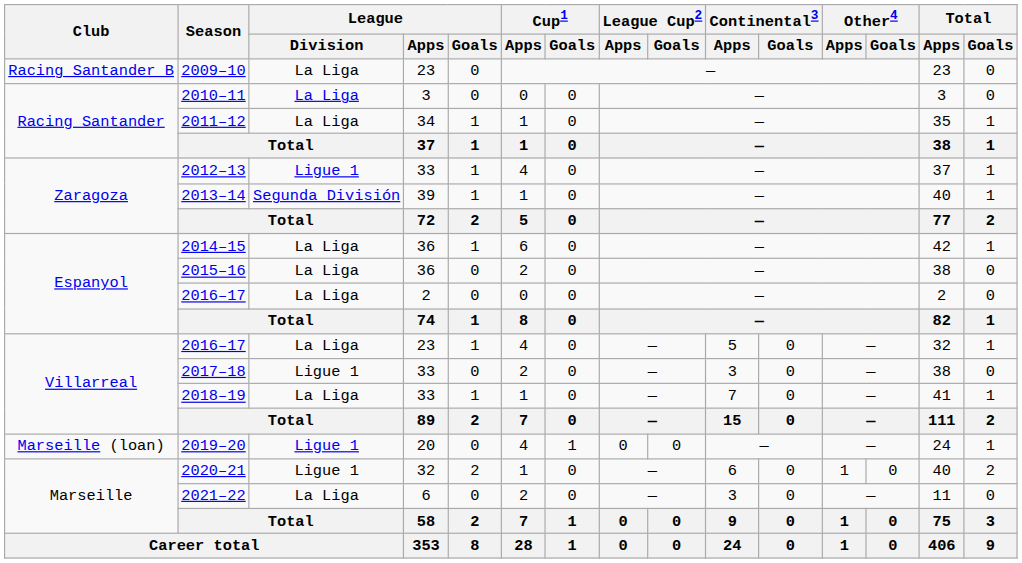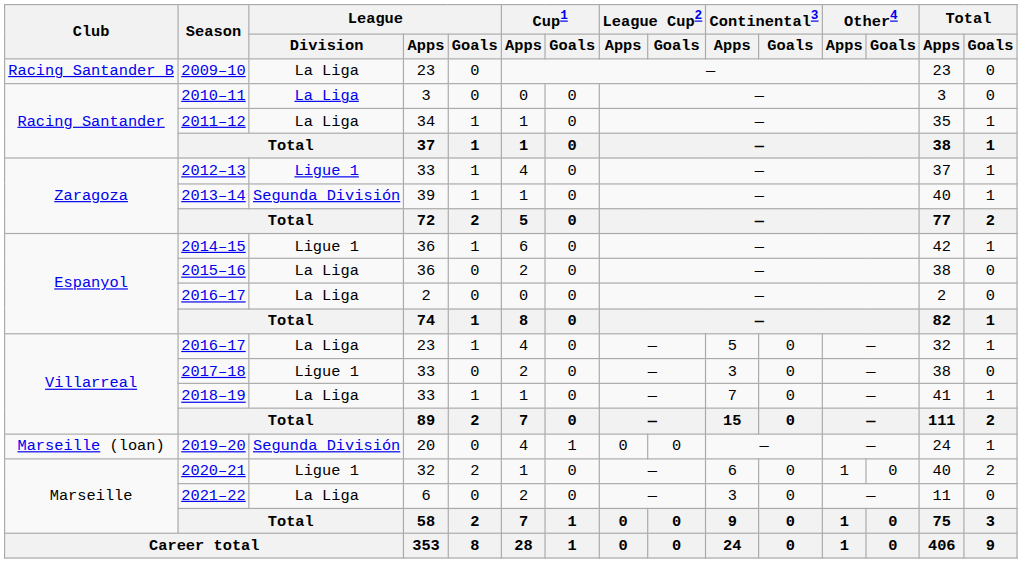(327, 246) La Liga -> (327, 246) Ligue 1
(327, 446) Ligue 1 -> (327, 446) Segunda División
